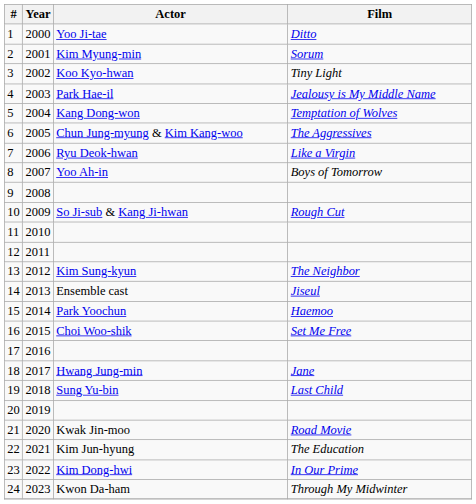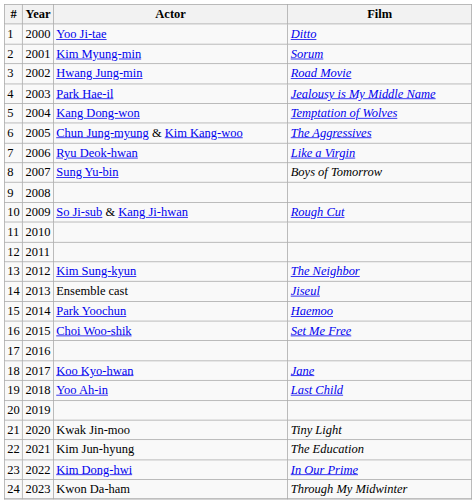(95, 73) Koo Kyo-hwan -> (99, 73) Hwang Jung-min
(316, 73) Tiny Light -> (321, 73) Road Movie
(82, 172) Yoo Ah-in -> (87, 172) Sung Yu-bin
(99, 370) Hwang Jung-min -> (95, 370) Koo Kyo-hwan
(87, 390) Sung Yu-bin -> (82, 390) Yoo Ah-in
(321, 430) Road Movie -> (316, 430) Tiny Light
